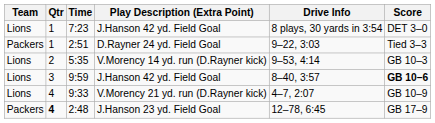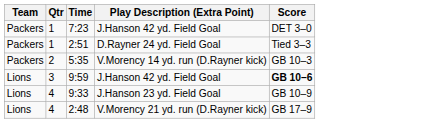- column: (327, 12)
(19, 28) Lions -> (25, 28) Packers
(19, 61) Lions -> (25, 61) Packers
(182, 93) V.Morency 21 yd. run (D.Rayner kick) -> (159, 93) J.Hanson 23 yd. Field Goal
(25, 110) Packers -> (19, 110) Lions
(51, 110) bold -> (51, 110) normal
(159, 110) J.Hanson 23 yd. Field Goal -> (182, 110) V.Morency 21 yd. run (D.Rayner kick)
